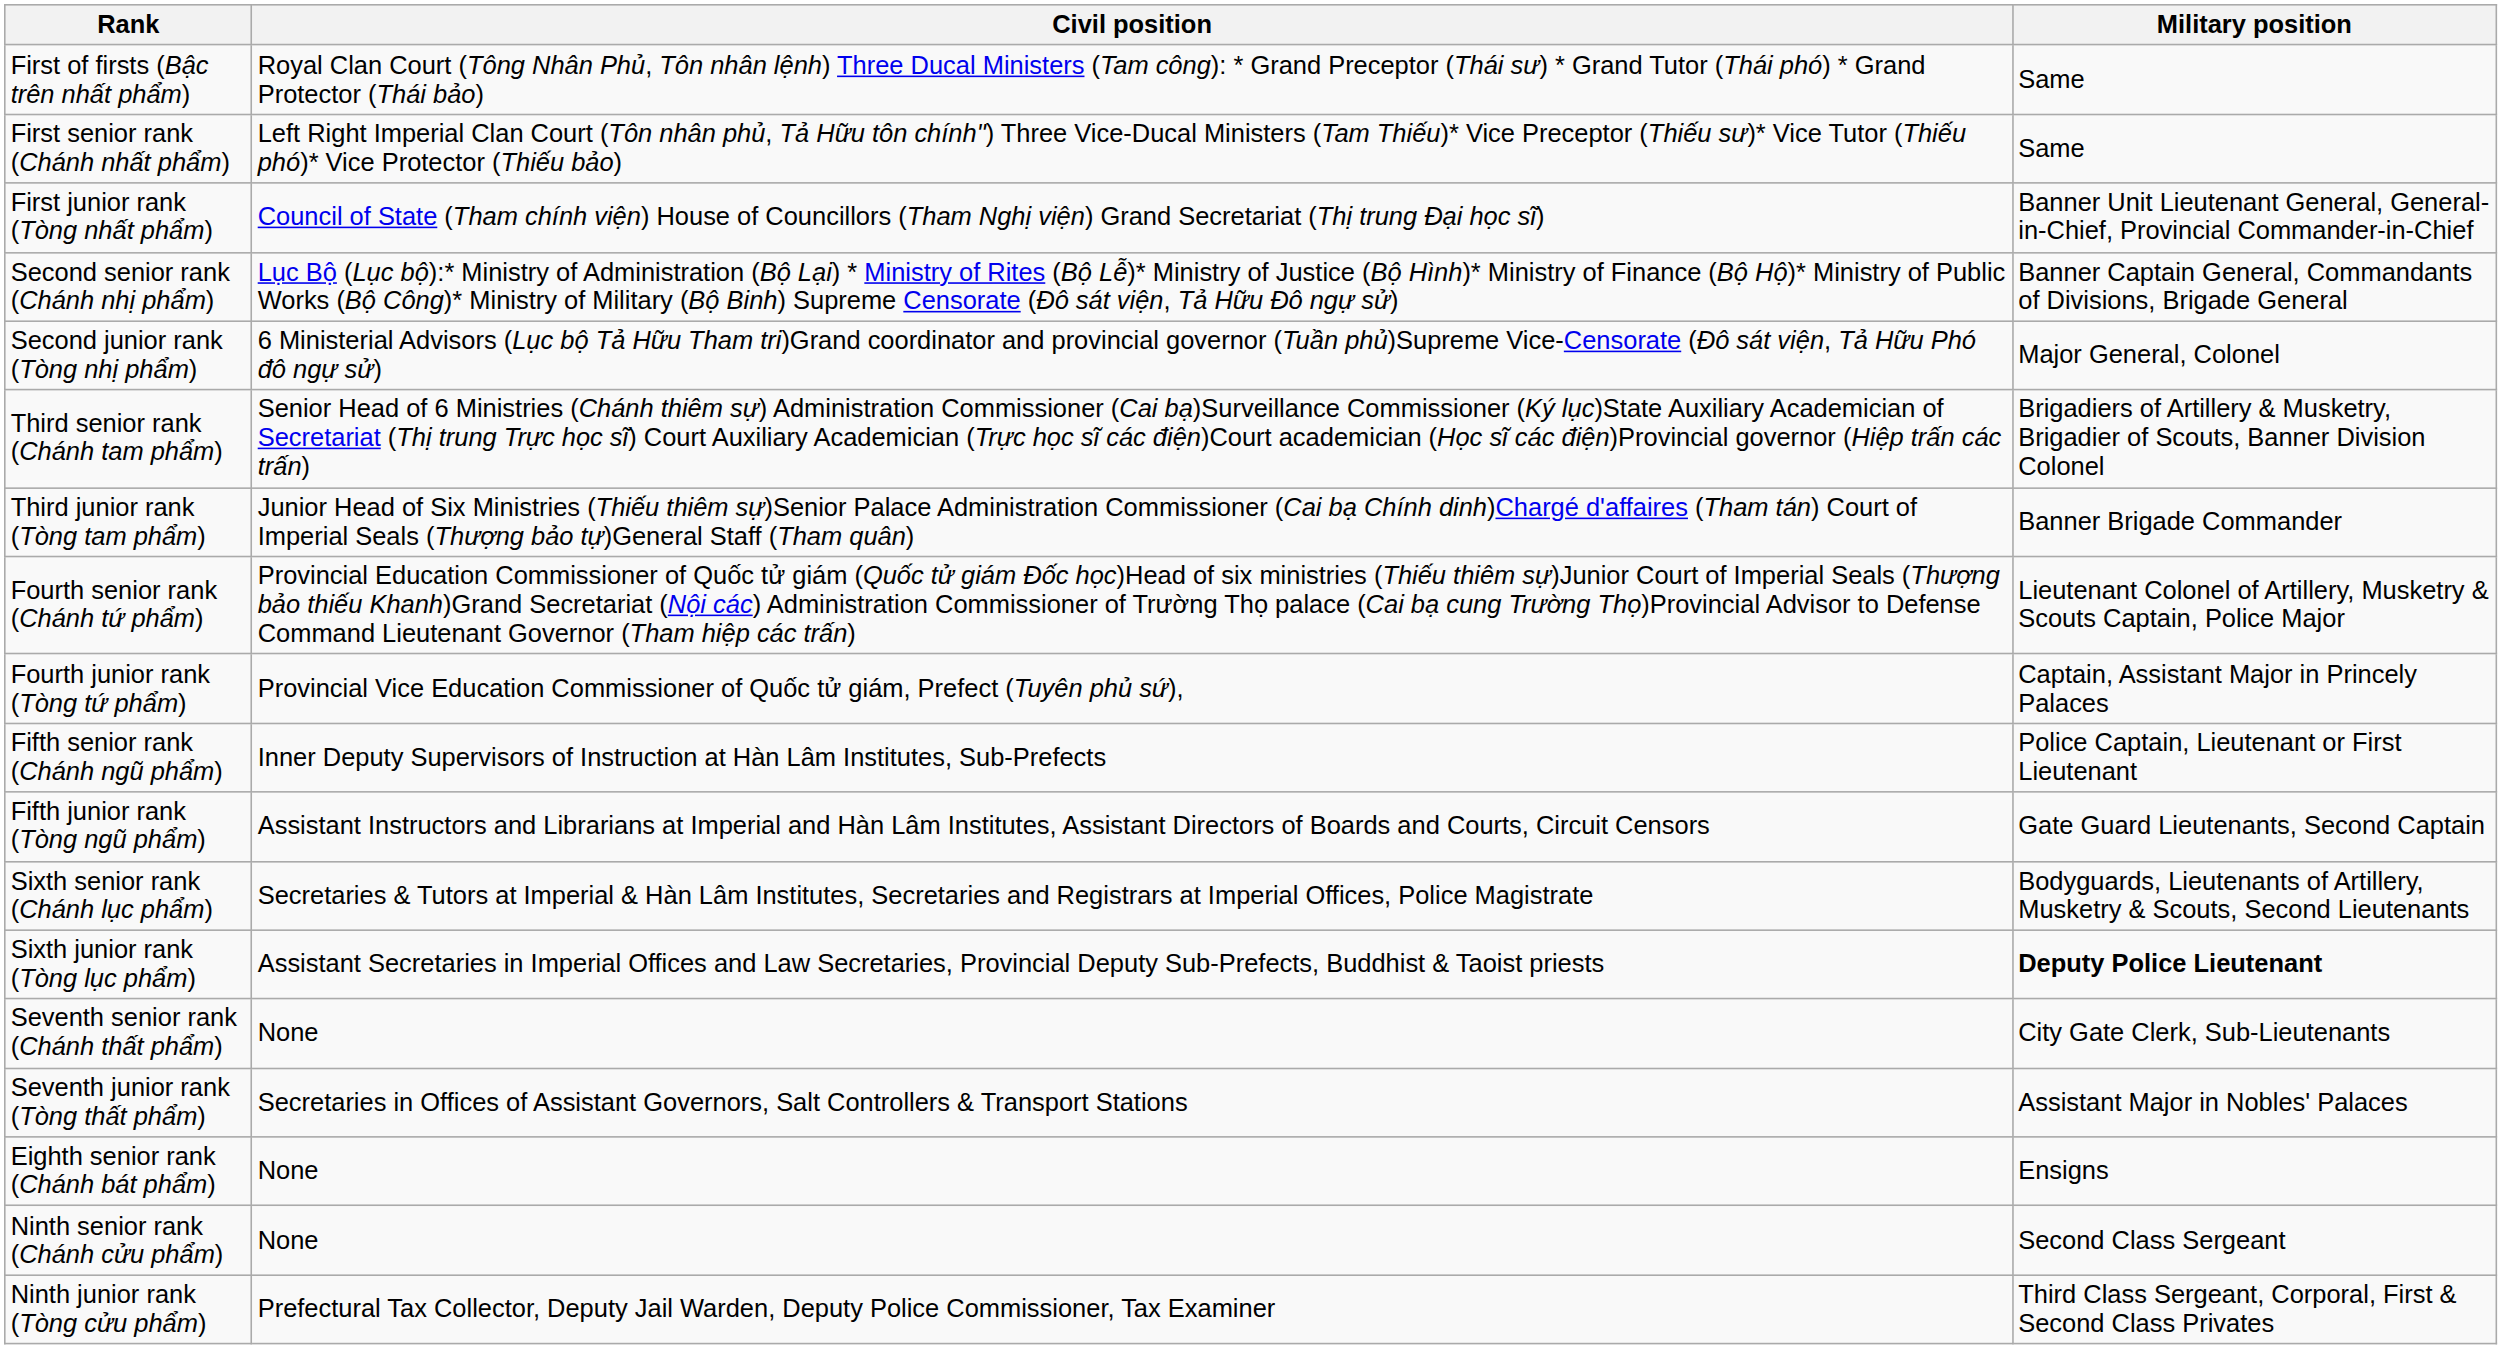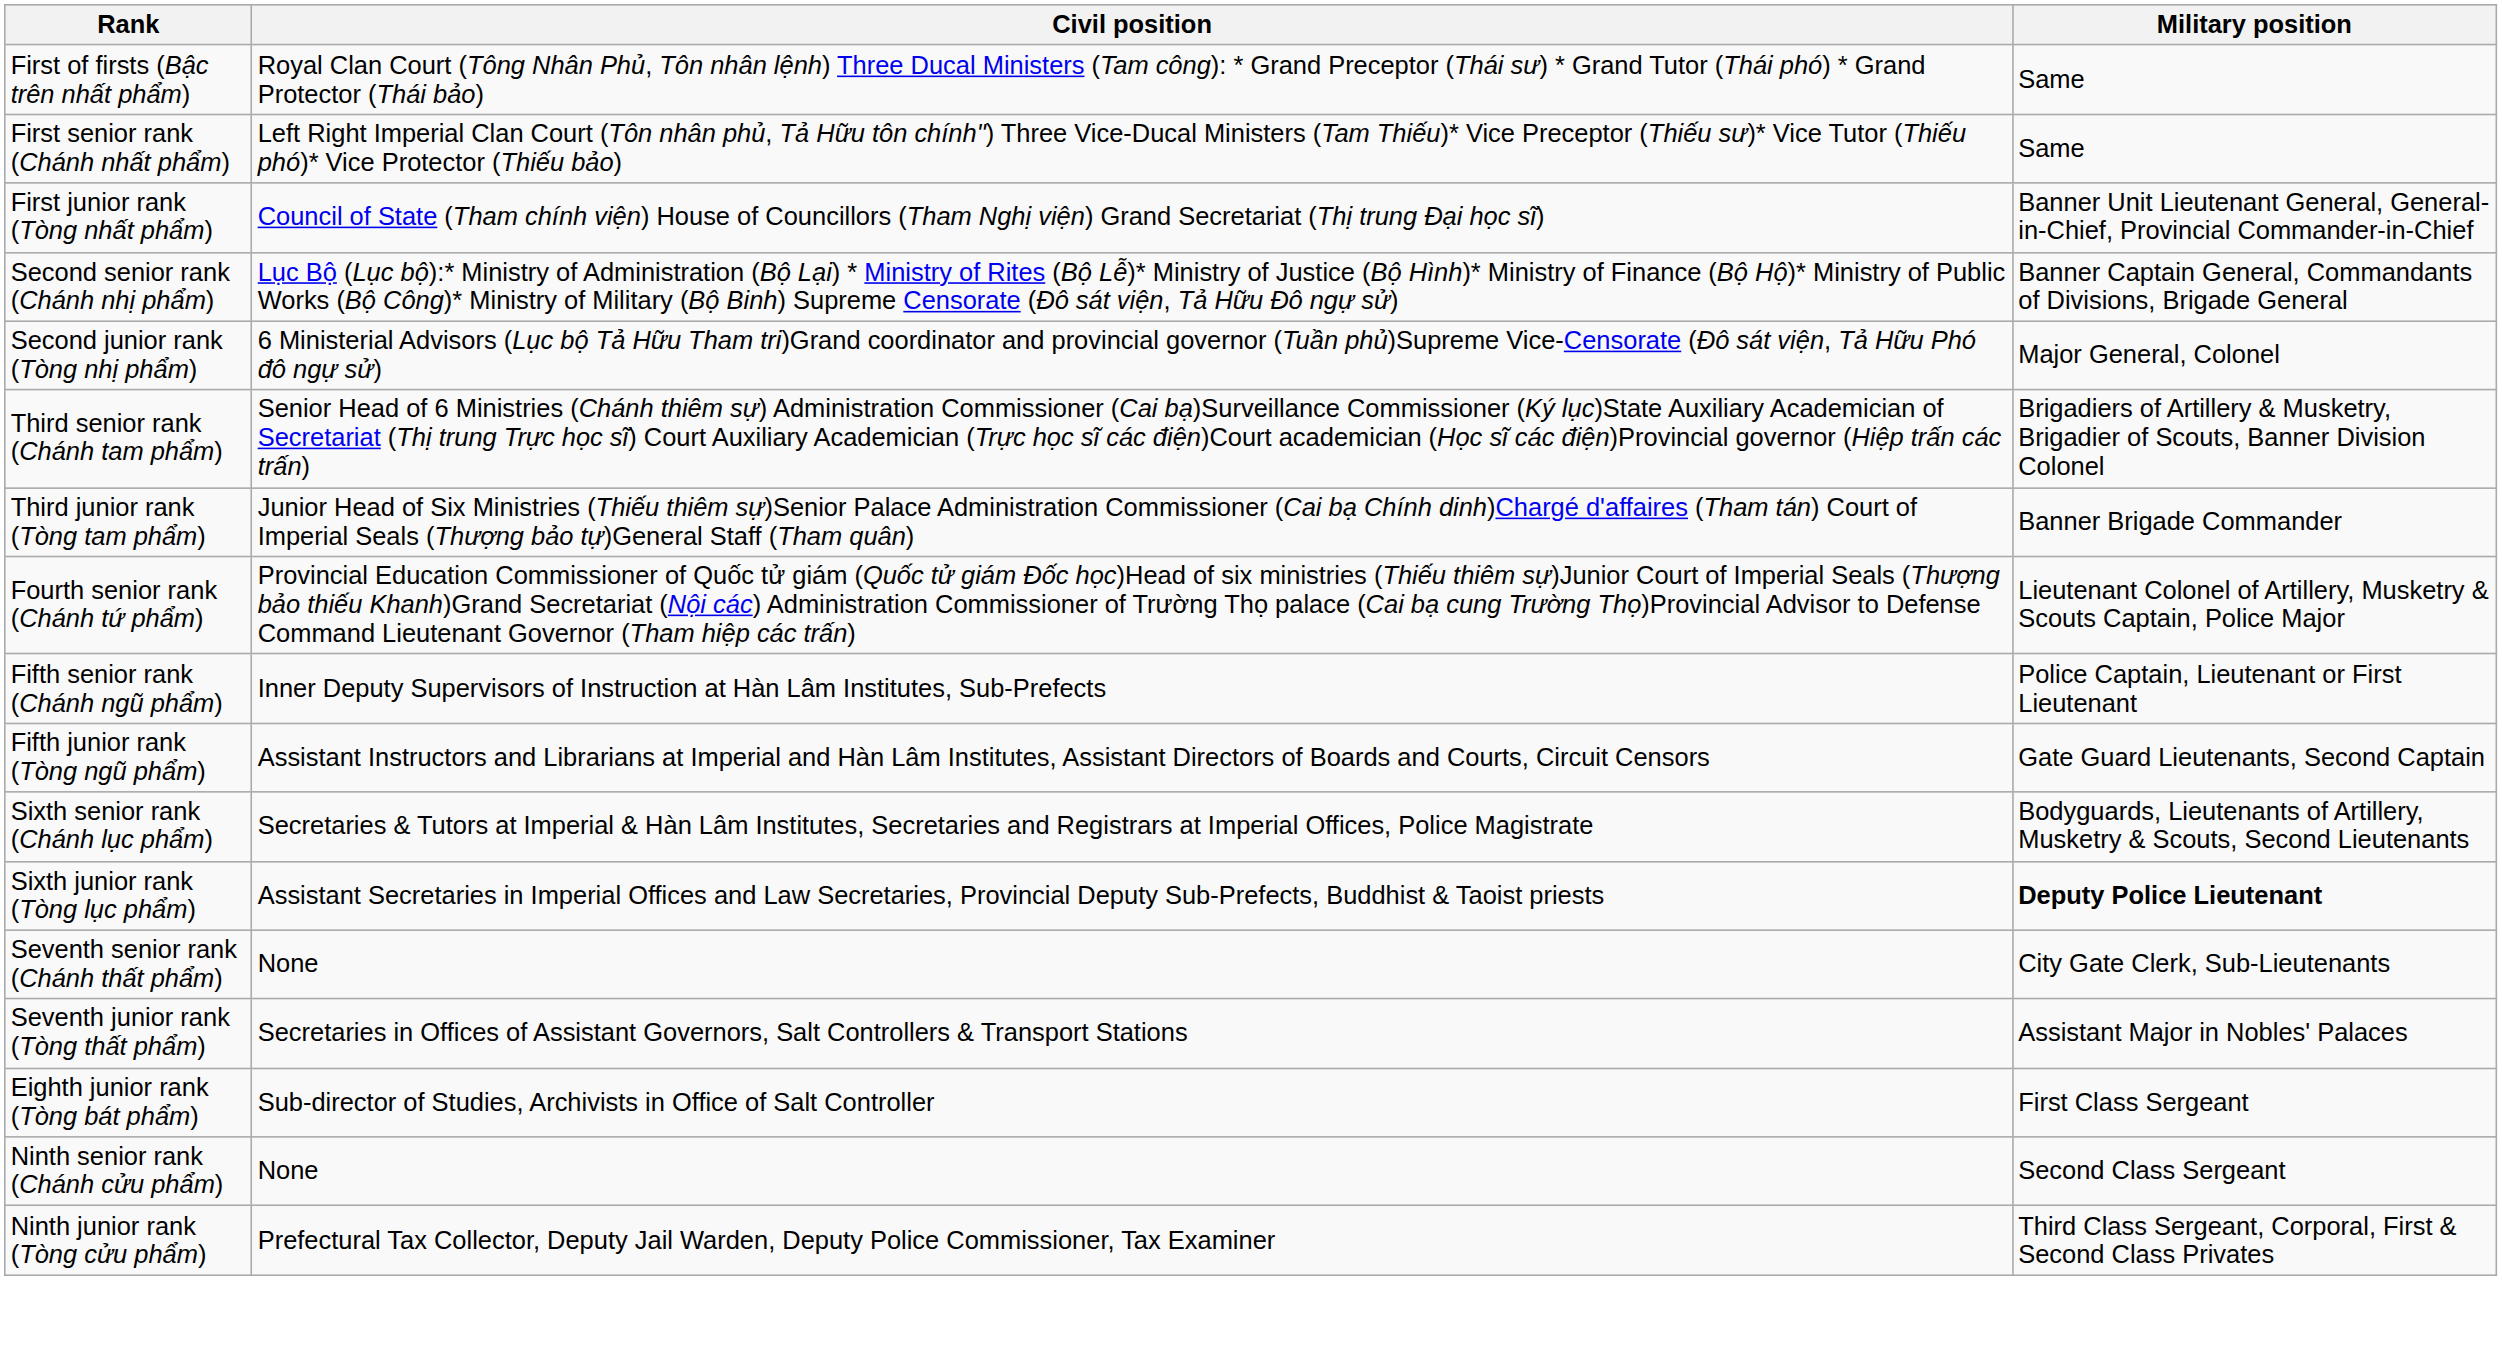- row: (110, 688)
- row: (113, 1171)
+ row: (110, 1102)
